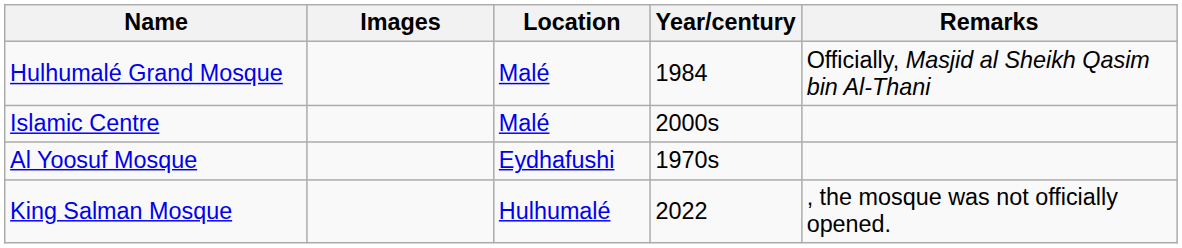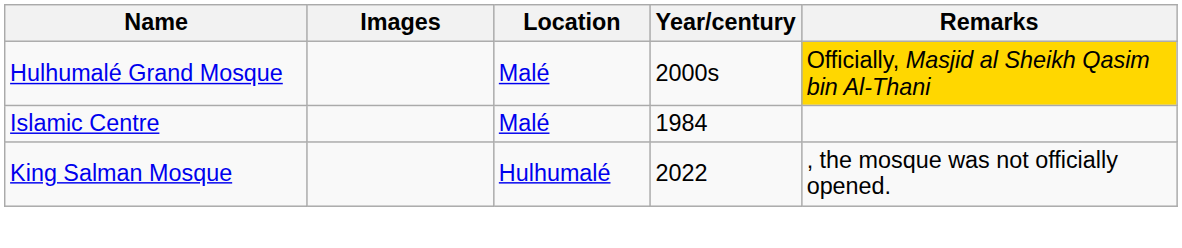(682, 73) 1984 -> (687, 73) 2000s
(978, 73) no background -> (978, 73) gold background
(687, 123) 2000s -> (682, 123) 1984
- row: (104, 160)
